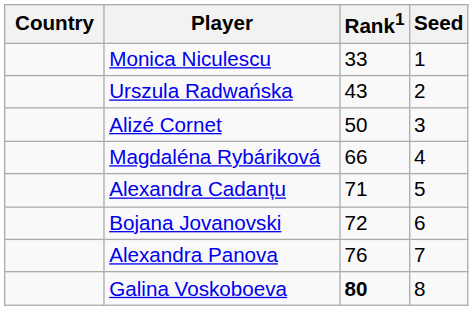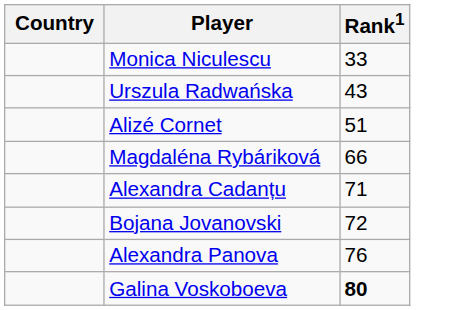- column: (439, 23)
(356, 124) 50 -> (356, 124) 51
